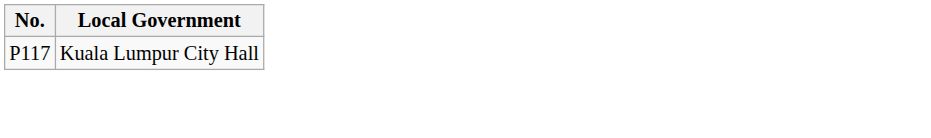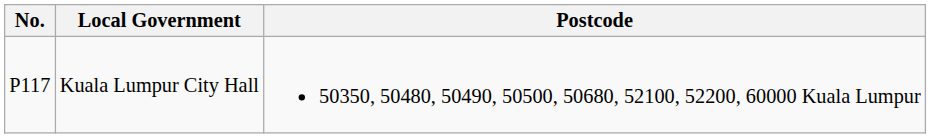+ column: (595, 20)
